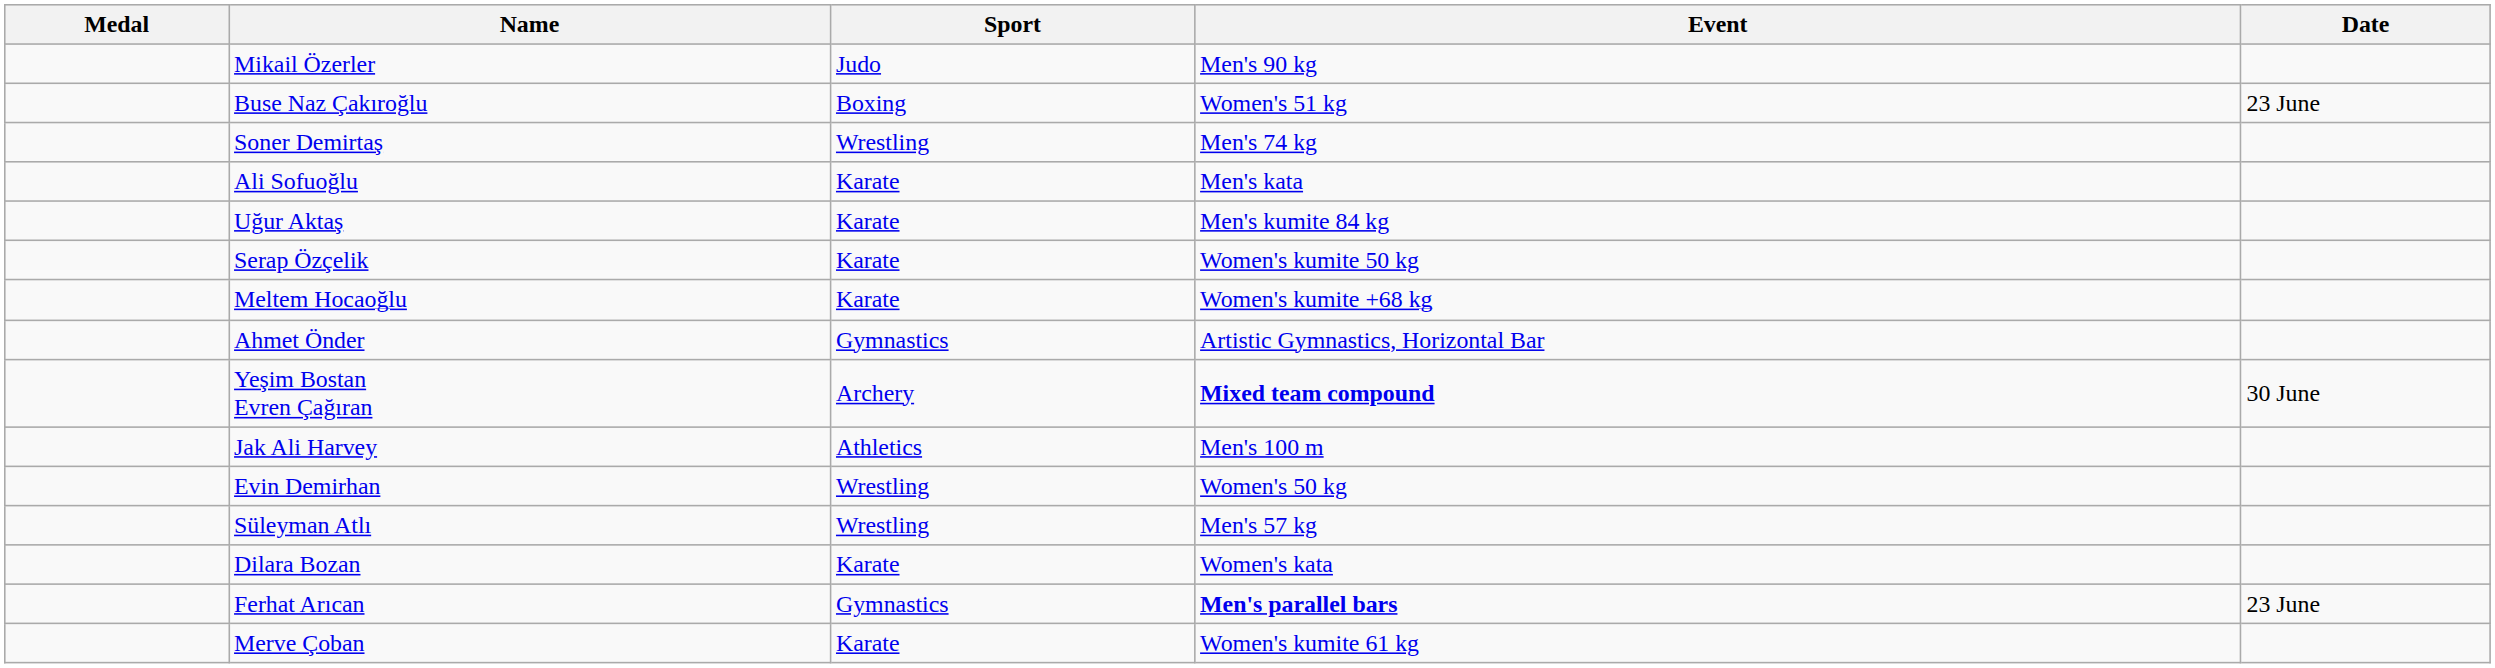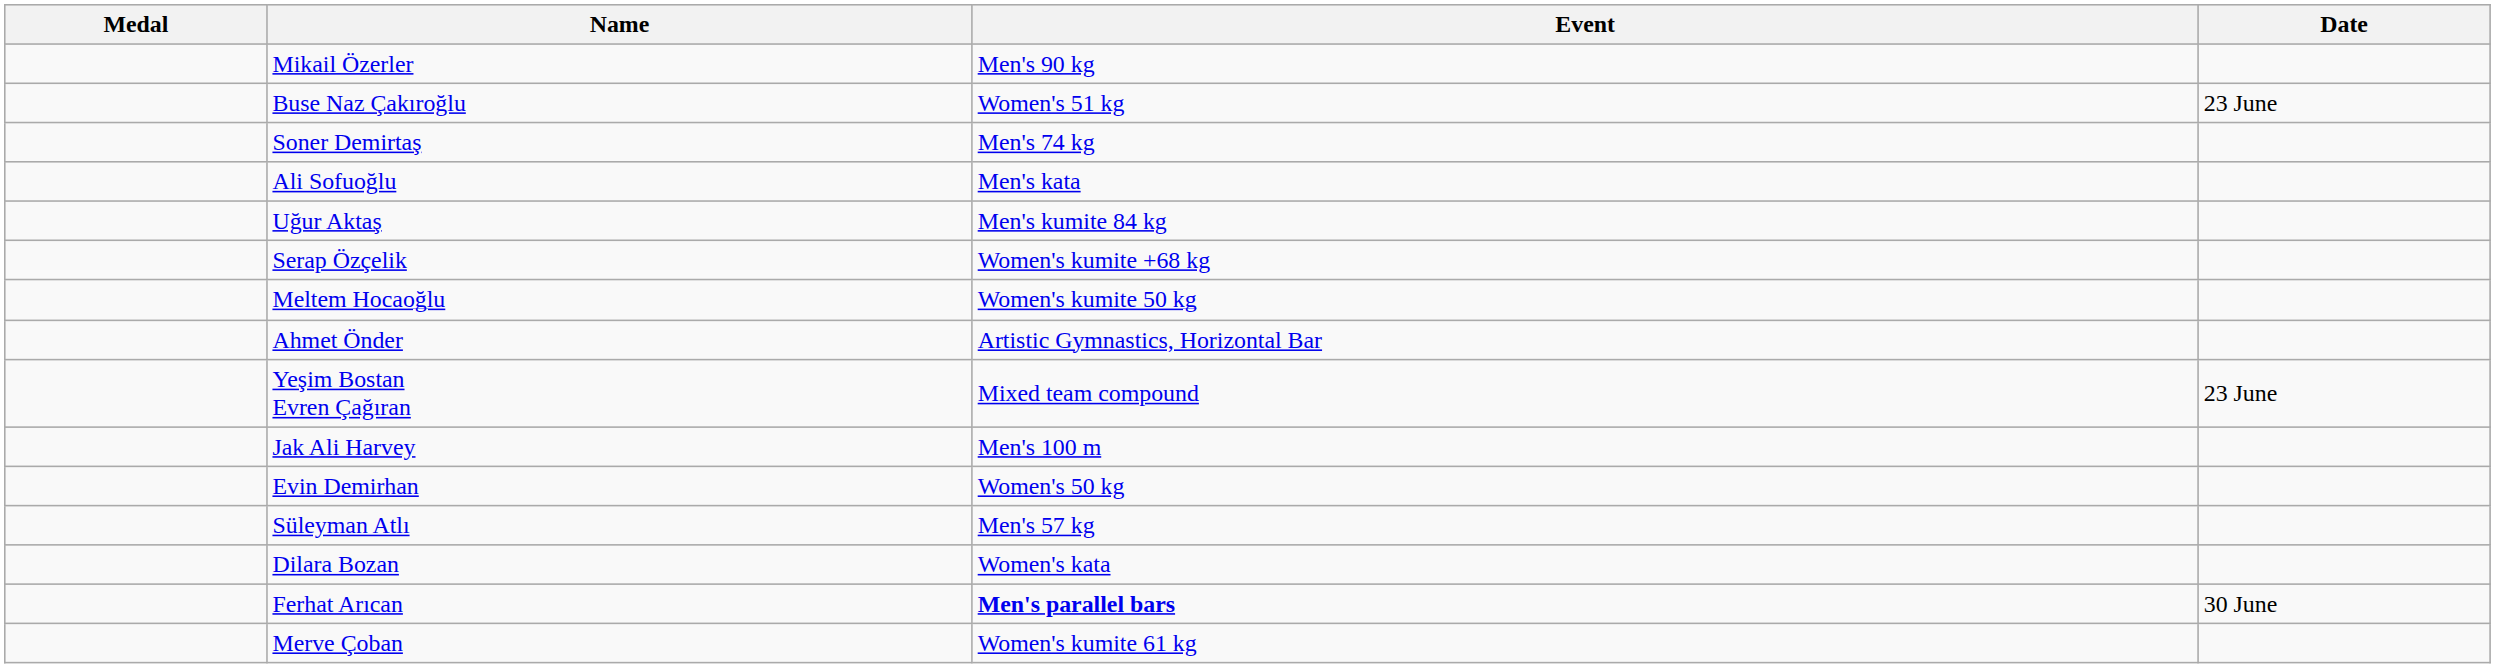- column: (1012, 24)
(1310, 260) Women's kumite 50 kg -> (1094, 260) Women's kumite +68 kg
(1316, 299) Women's kumite +68 kg -> (1087, 299) Women's kumite 50 kg
(1317, 392) bold -> (1088, 392) normal
(2283, 392) 30 June -> (2241, 392) 23 June
(2283, 603) 23 June -> (2241, 603) 30 June
